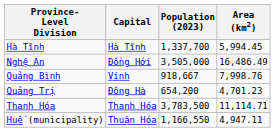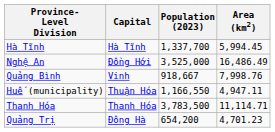(185, 62) 3,505,000 -> (185, 62) 3,525,000
rows swapped: (31, 91) <-> (55, 120)
